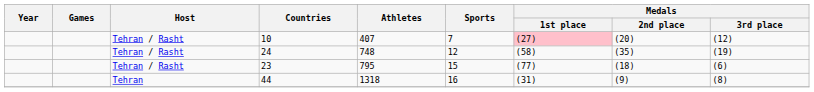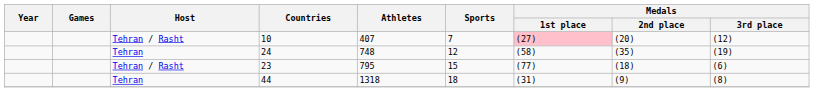(148, 53) Tehran / Rasht -> (128, 53) Tehran
(453, 80) 16 -> (453, 80) 18
